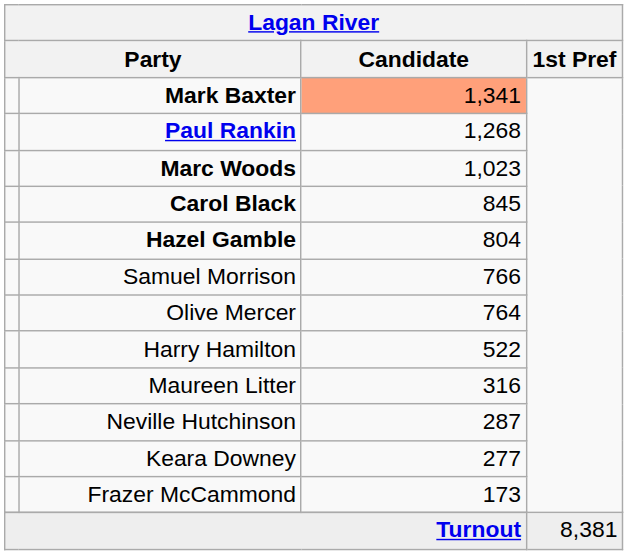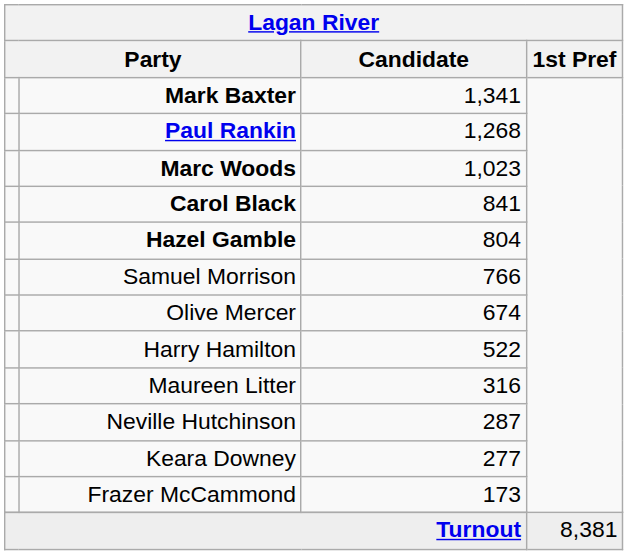(492, 95) lightsalmon background -> (492, 95) no background
(502, 204) 845 -> (502, 204) 841
(502, 312) 764 -> (502, 312) 674
